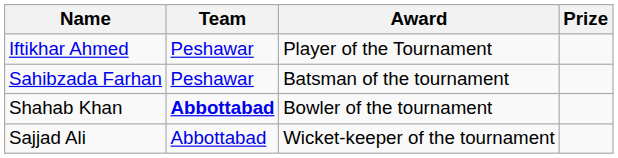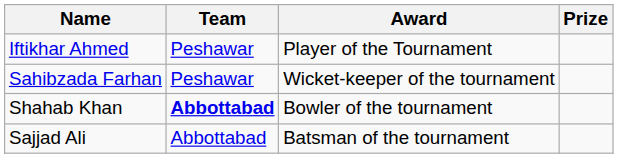(396, 78) Batsman of the tournament -> (419, 78) Wicket-keeper of the tournament
(419, 138) Wicket-keeper of the tournament -> (396, 138) Batsman of the tournament
